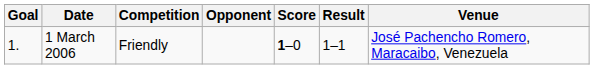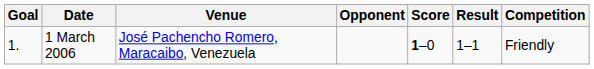columns swapped: (478, 16) <-> (159, 16)
